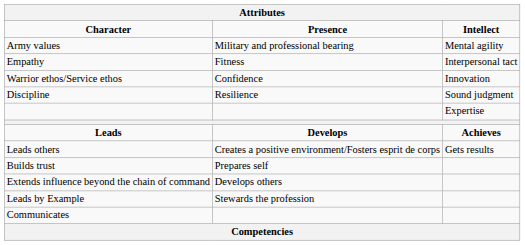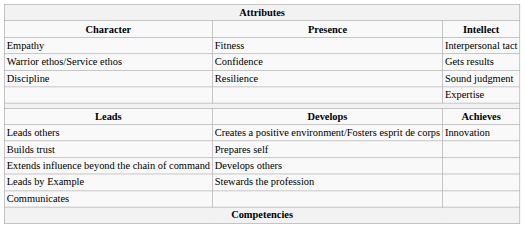- row: (33, 45)
(467, 78) Innovation -> (469, 62) Gets results
(469, 149) Gets results -> (467, 132) Innovation
